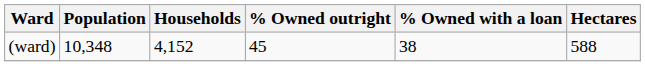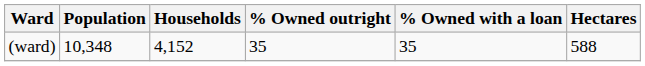(258, 46) 45 -> (258, 46) 35
(408, 46) 38 -> (408, 46) 35
